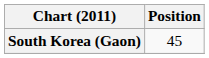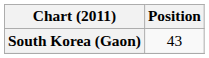(174, 41) 45 -> (174, 41) 43
